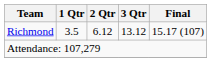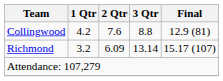+ row: (36, 31)
(72, 31) 3.5 -> (83, 48) 3.2
(103, 31) 6.12 -> (114, 48) 6.09
(134, 31) 13.12 -> (145, 48) 13.14
